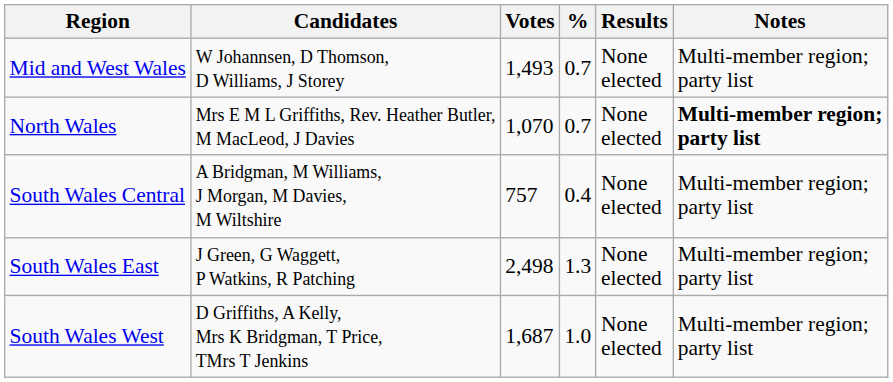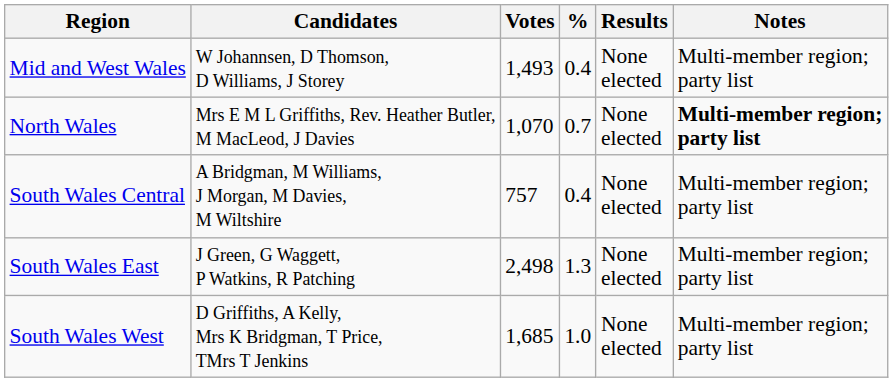(578, 67) 0.7 -> (578, 67) 0.4
(529, 336) 1,687 -> (529, 336) 1,685
